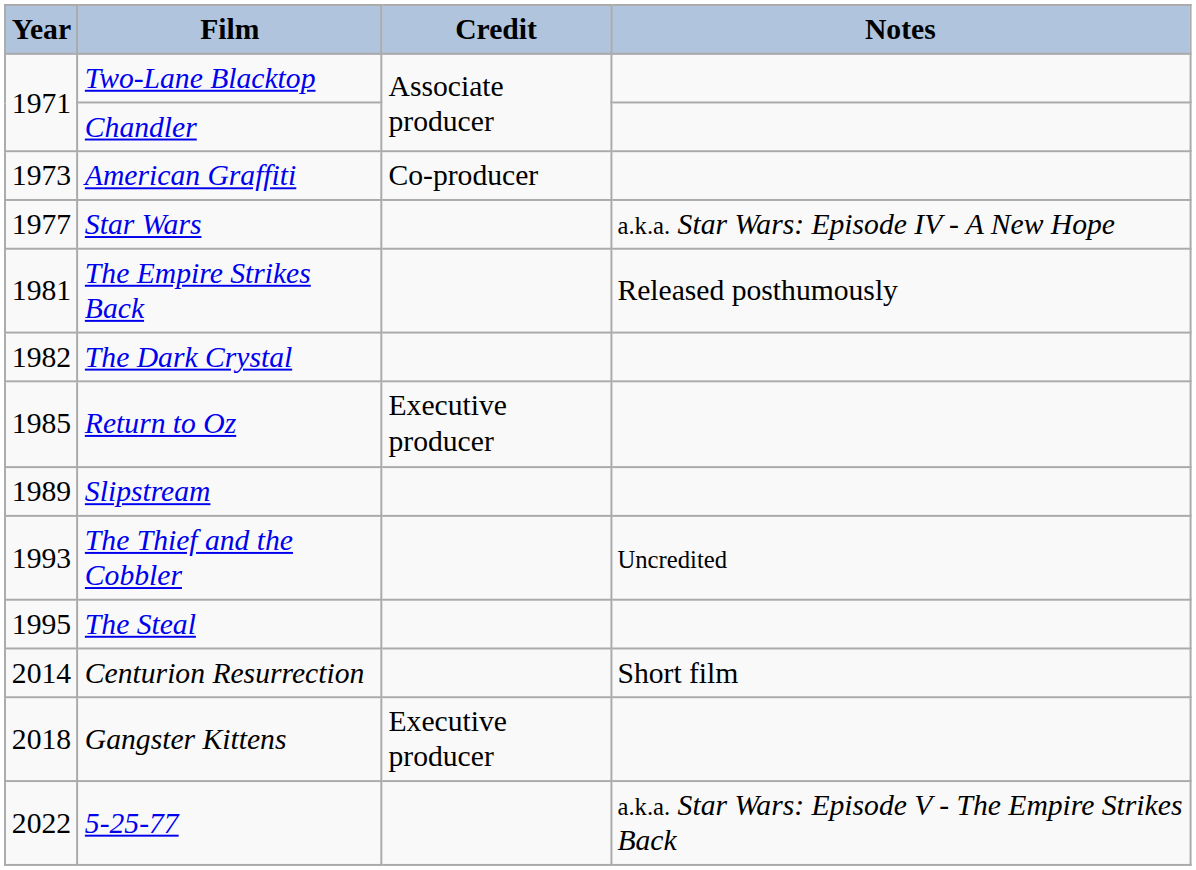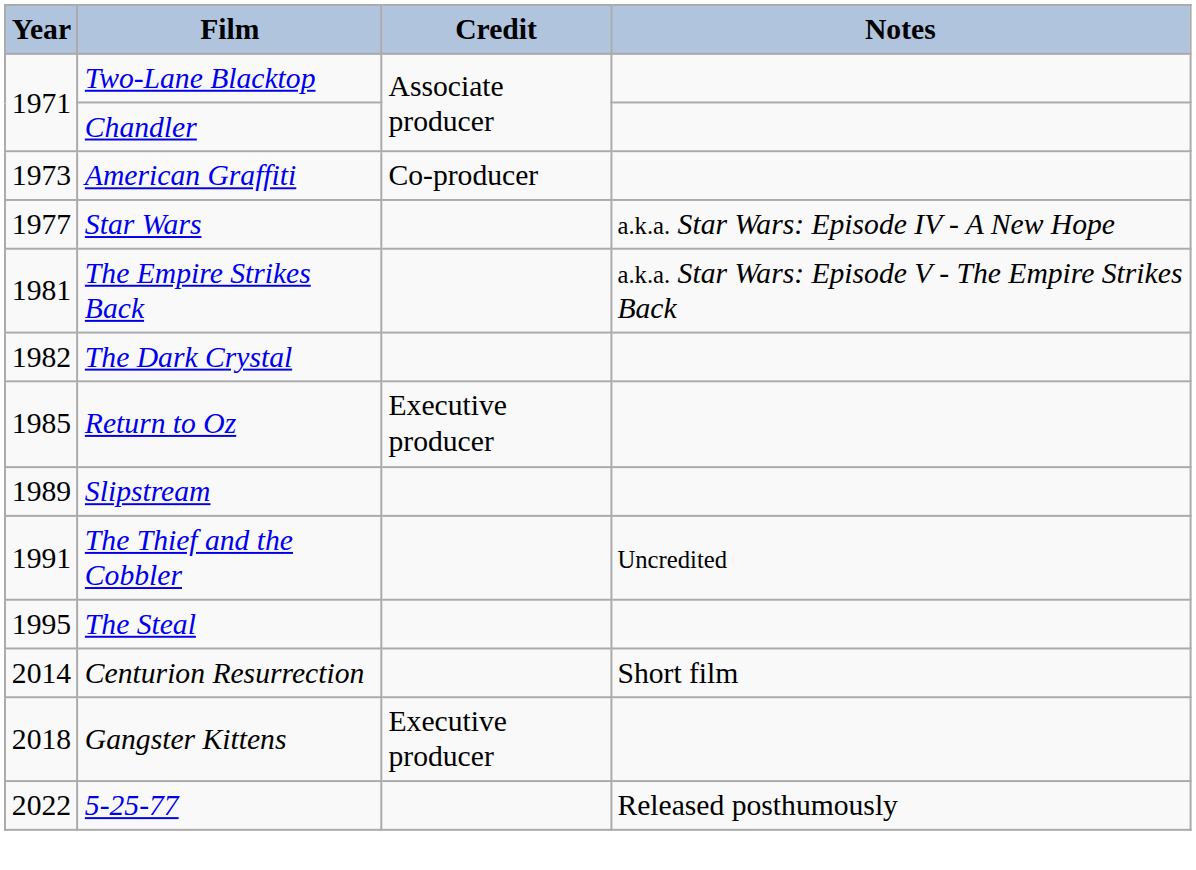(758, 291) Released posthumously -> (900, 291) a.k.a. Star Wars: Episode V - The Empire Strikes Back
(41, 556) 1993 -> (41, 556) 1991
(900, 822) a.k.a. Star Wars: Episode V - The Empire Strikes Back -> (758, 804) Released posthumously
